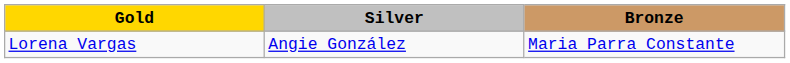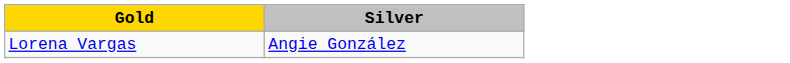- column: (654, 18)
